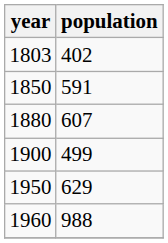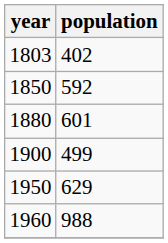(77, 87) 591 -> (77, 87) 592
(77, 120) 607 -> (77, 120) 601
